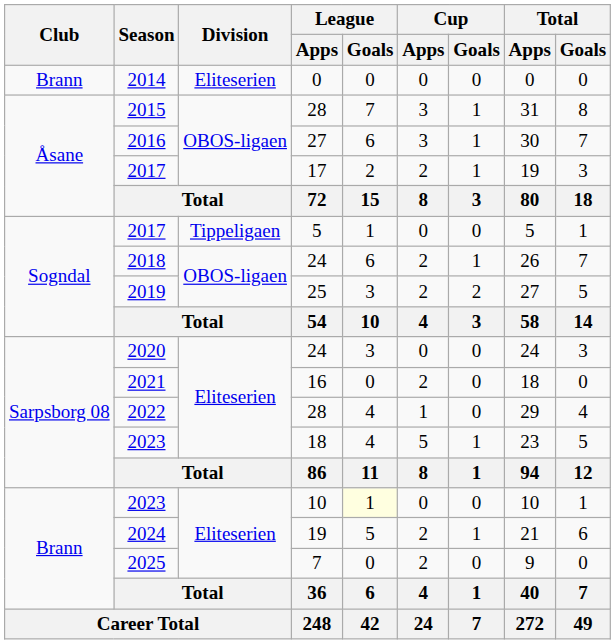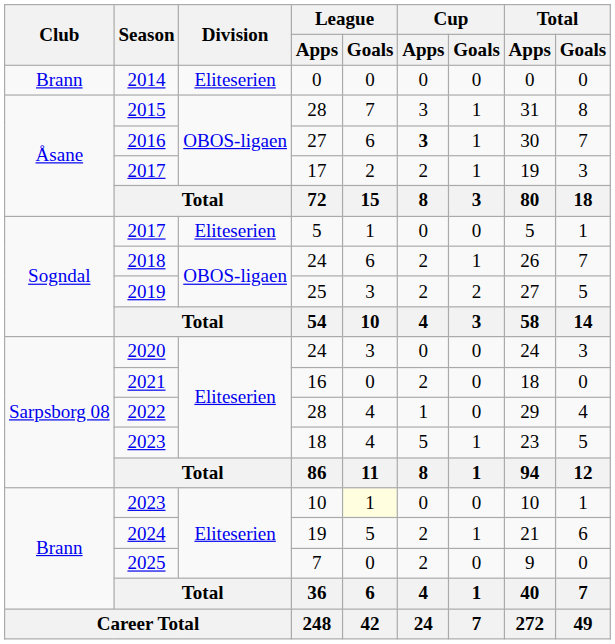(423, 140) normal -> (423, 140) bold
(235, 230) Tippeligaen -> (235, 230) Eliteserien
